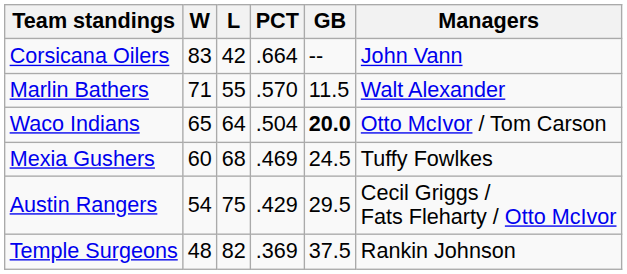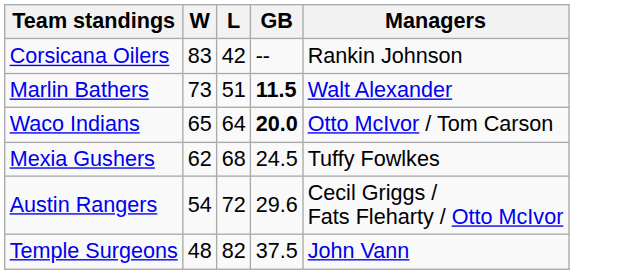- column: (277, 21)
(412, 55) John Vann -> (385, 55) Rankin Johnson
(200, 90) 71 -> (200, 90) 73
(234, 90) 55 -> (234, 90) 51
(329, 90) normal -> (276, 90) bold
(200, 158) 60 -> (200, 158) 62
(234, 205) 75 -> (234, 205) 72
(330, 205) 29.5 -> (277, 205) 29.6
(438, 251) Rankin Johnson -> (359, 251) John Vann
